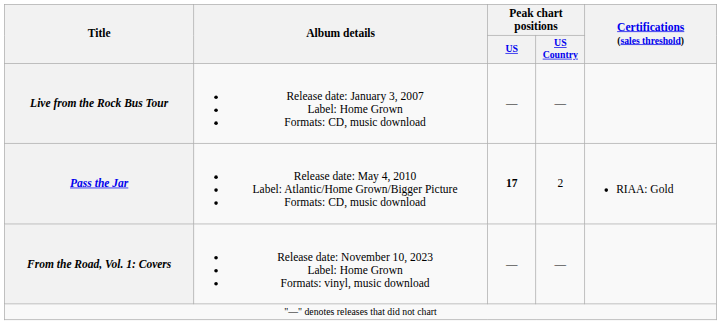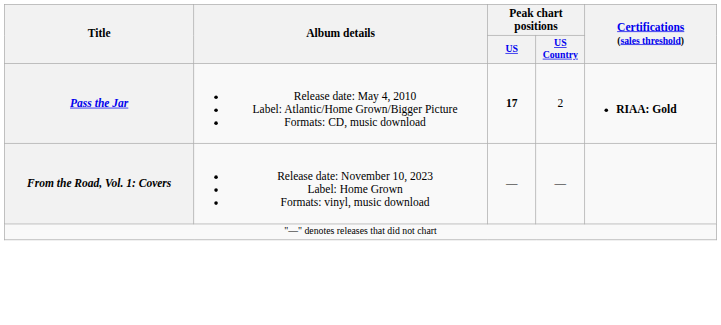- row: (99, 103)
(651, 190) normal -> (651, 110) bold
